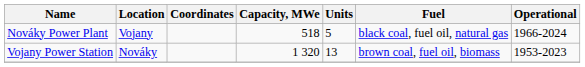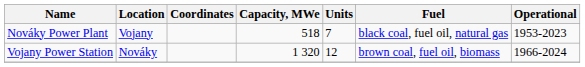(328, 33) 5 -> (328, 33) 7
(540, 33) 1966-2024 -> (540, 33) 1953-2023
(331, 52) 13 -> (331, 52) 12
(540, 52) 1953-2023 -> (540, 52) 1966-2024
